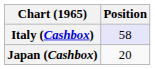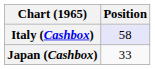(125, 54) 20 -> (125, 54) 33
